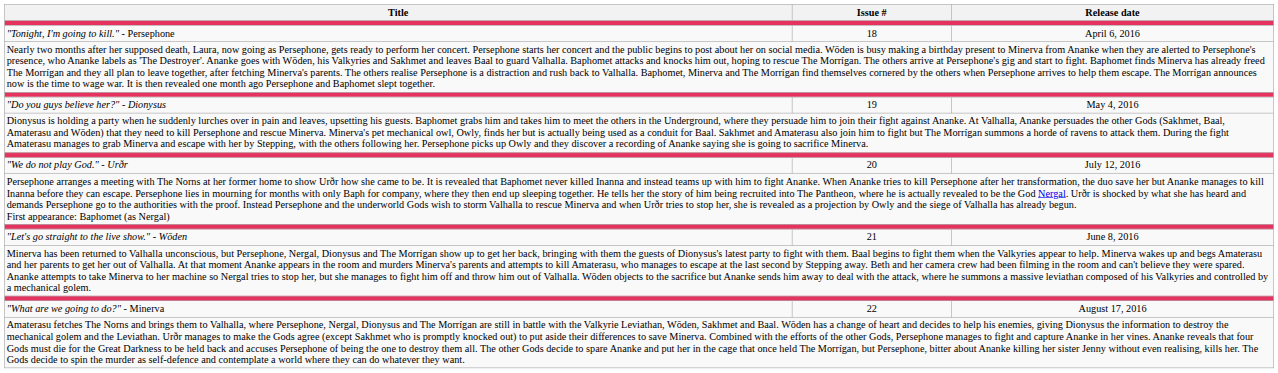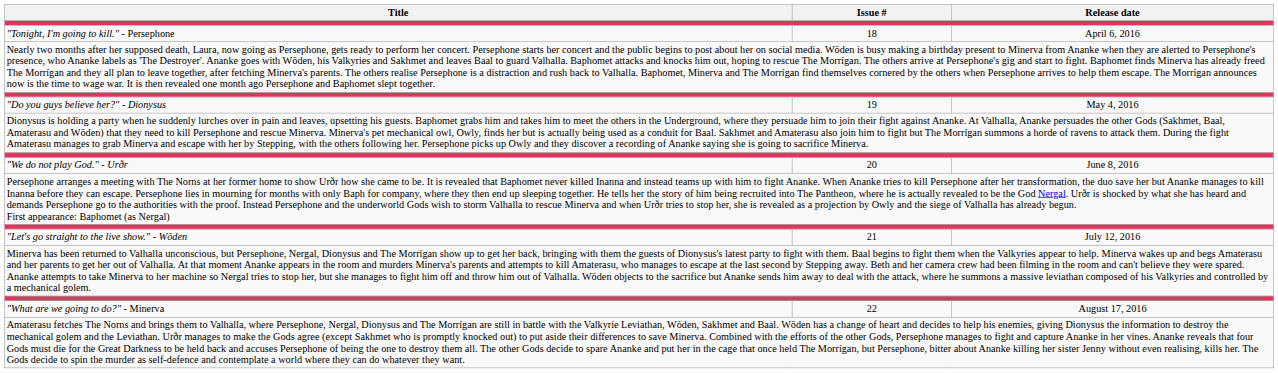(1113, 165) July 12, 2016 -> (1113, 165) June 8, 2016
(1113, 237) June 8, 2016 -> (1113, 237) July 12, 2016
